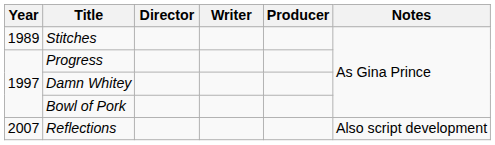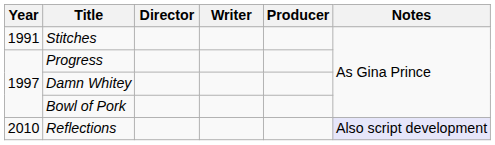(24, 38) 1989 -> (24, 38) 1991
(24, 128) 2007 -> (24, 128) 2010
(412, 128) no background -> (412, 128) lavender background
